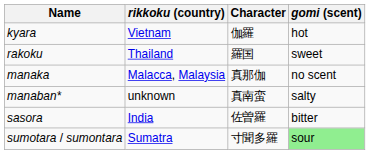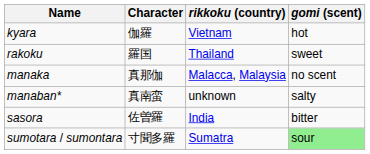columns swapped: (258, 13) <-> (176, 13)
